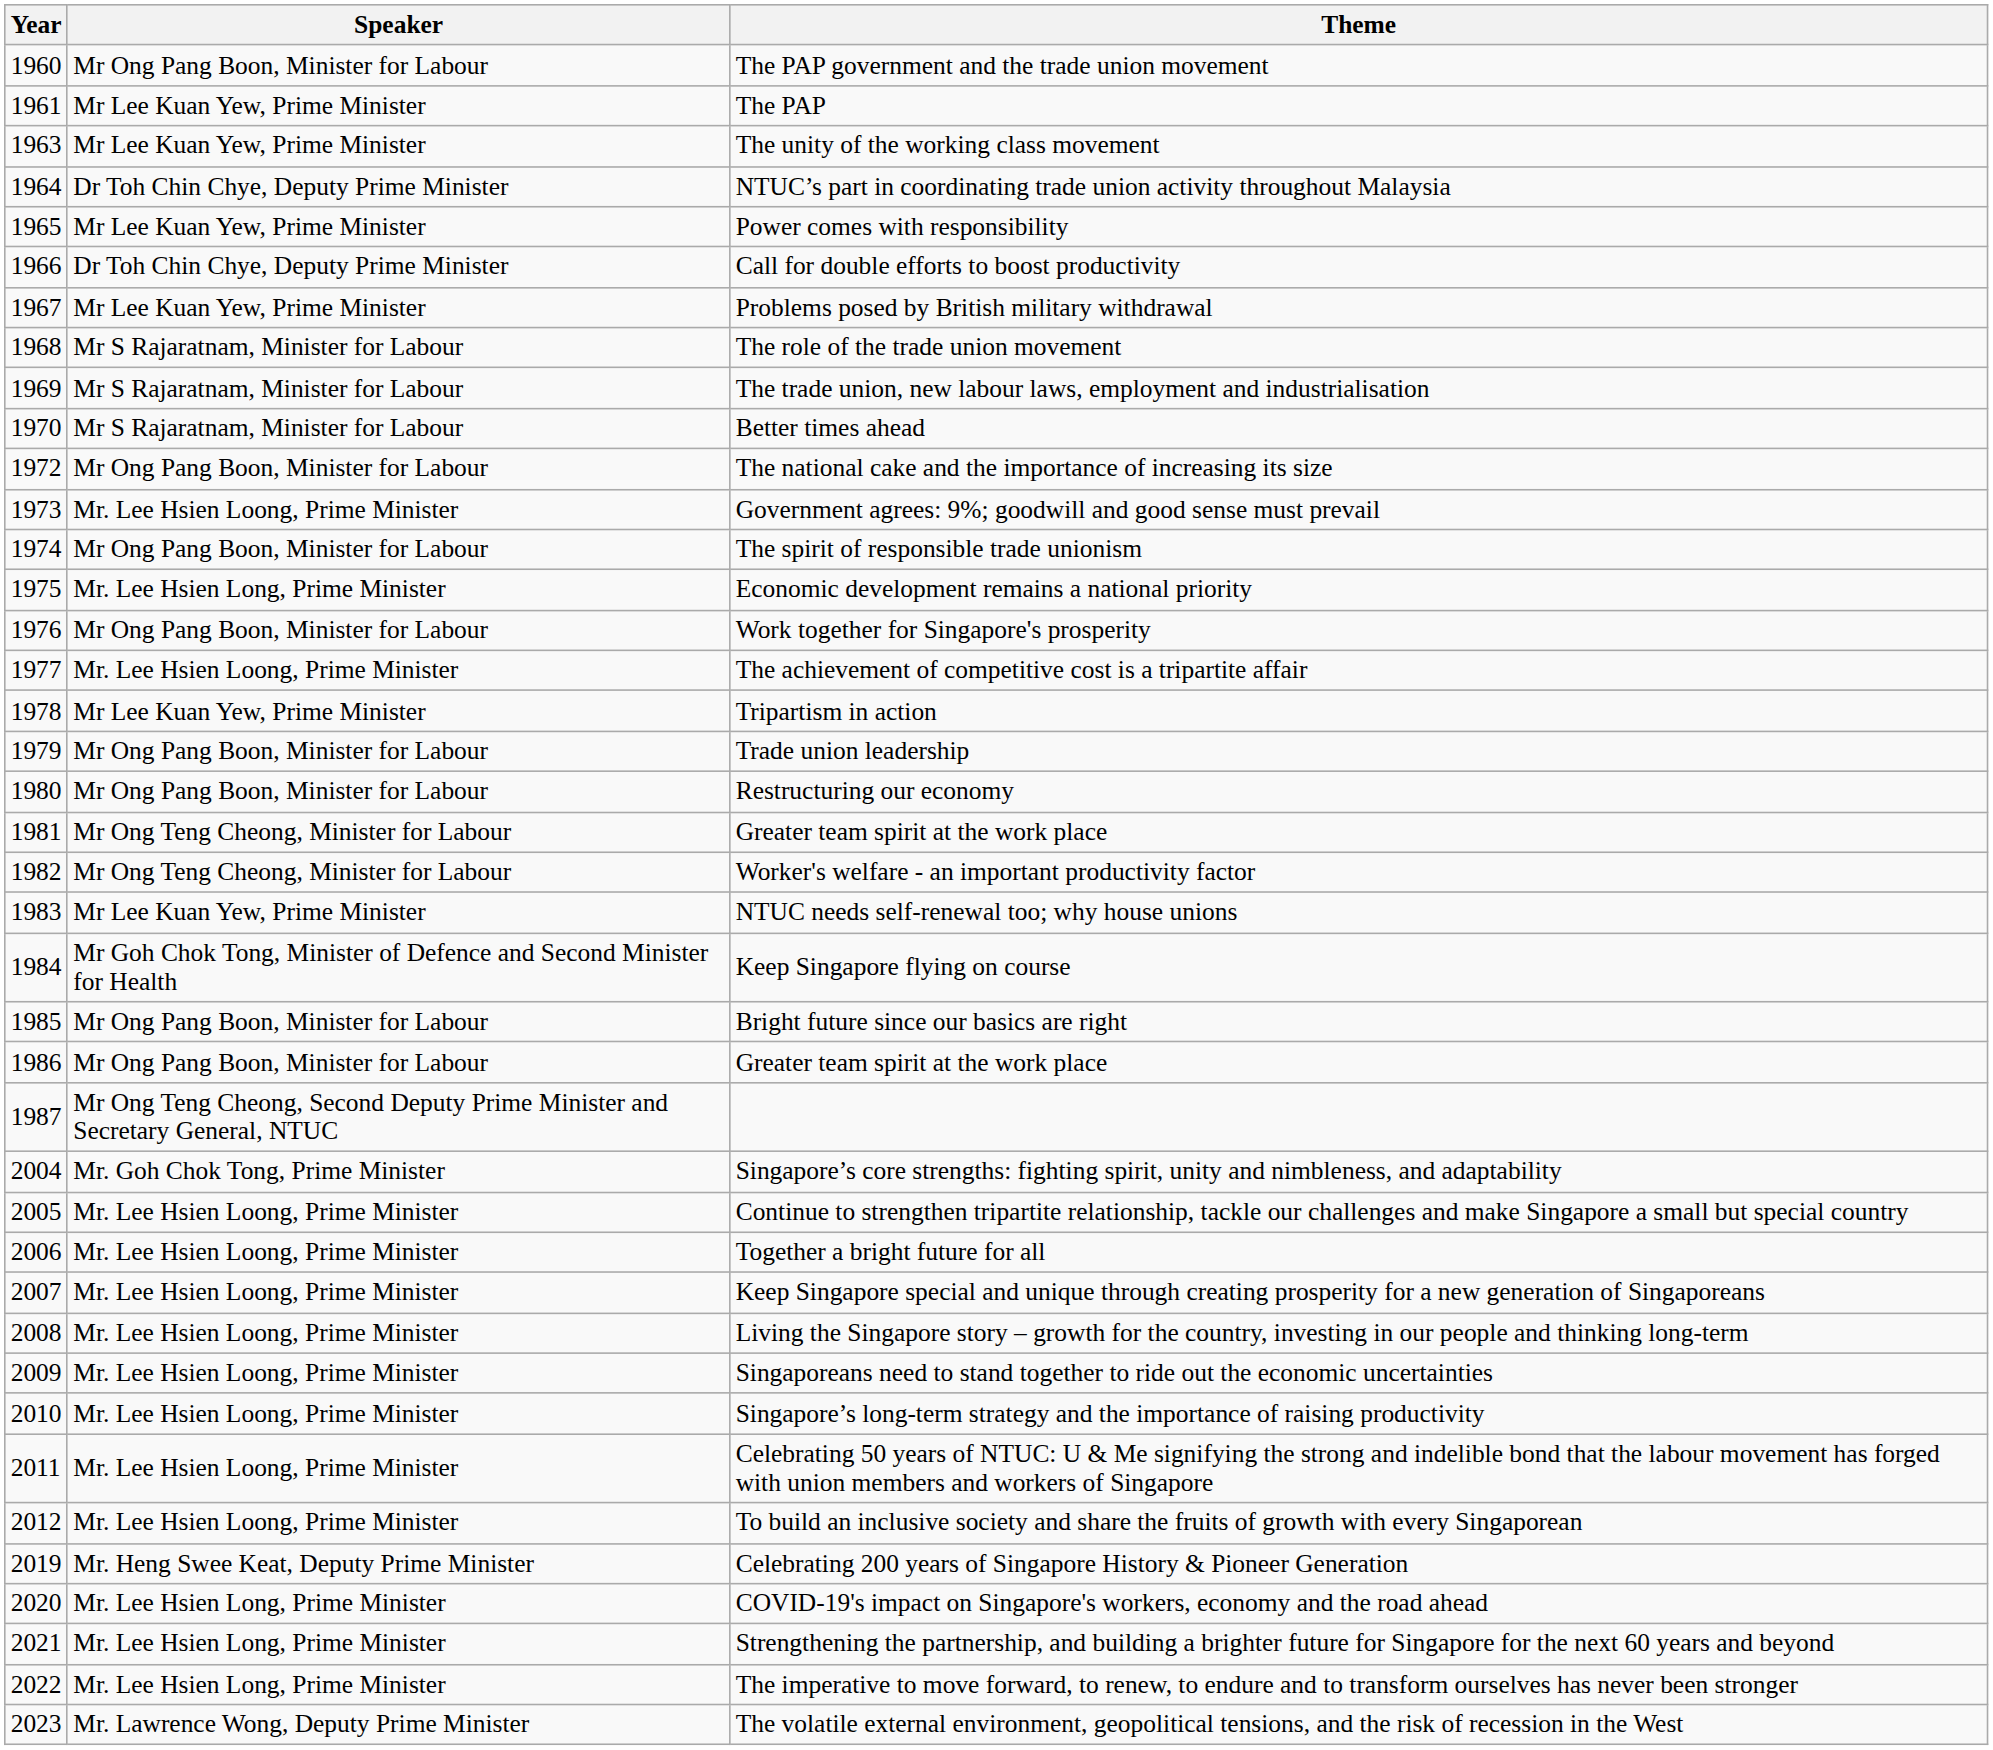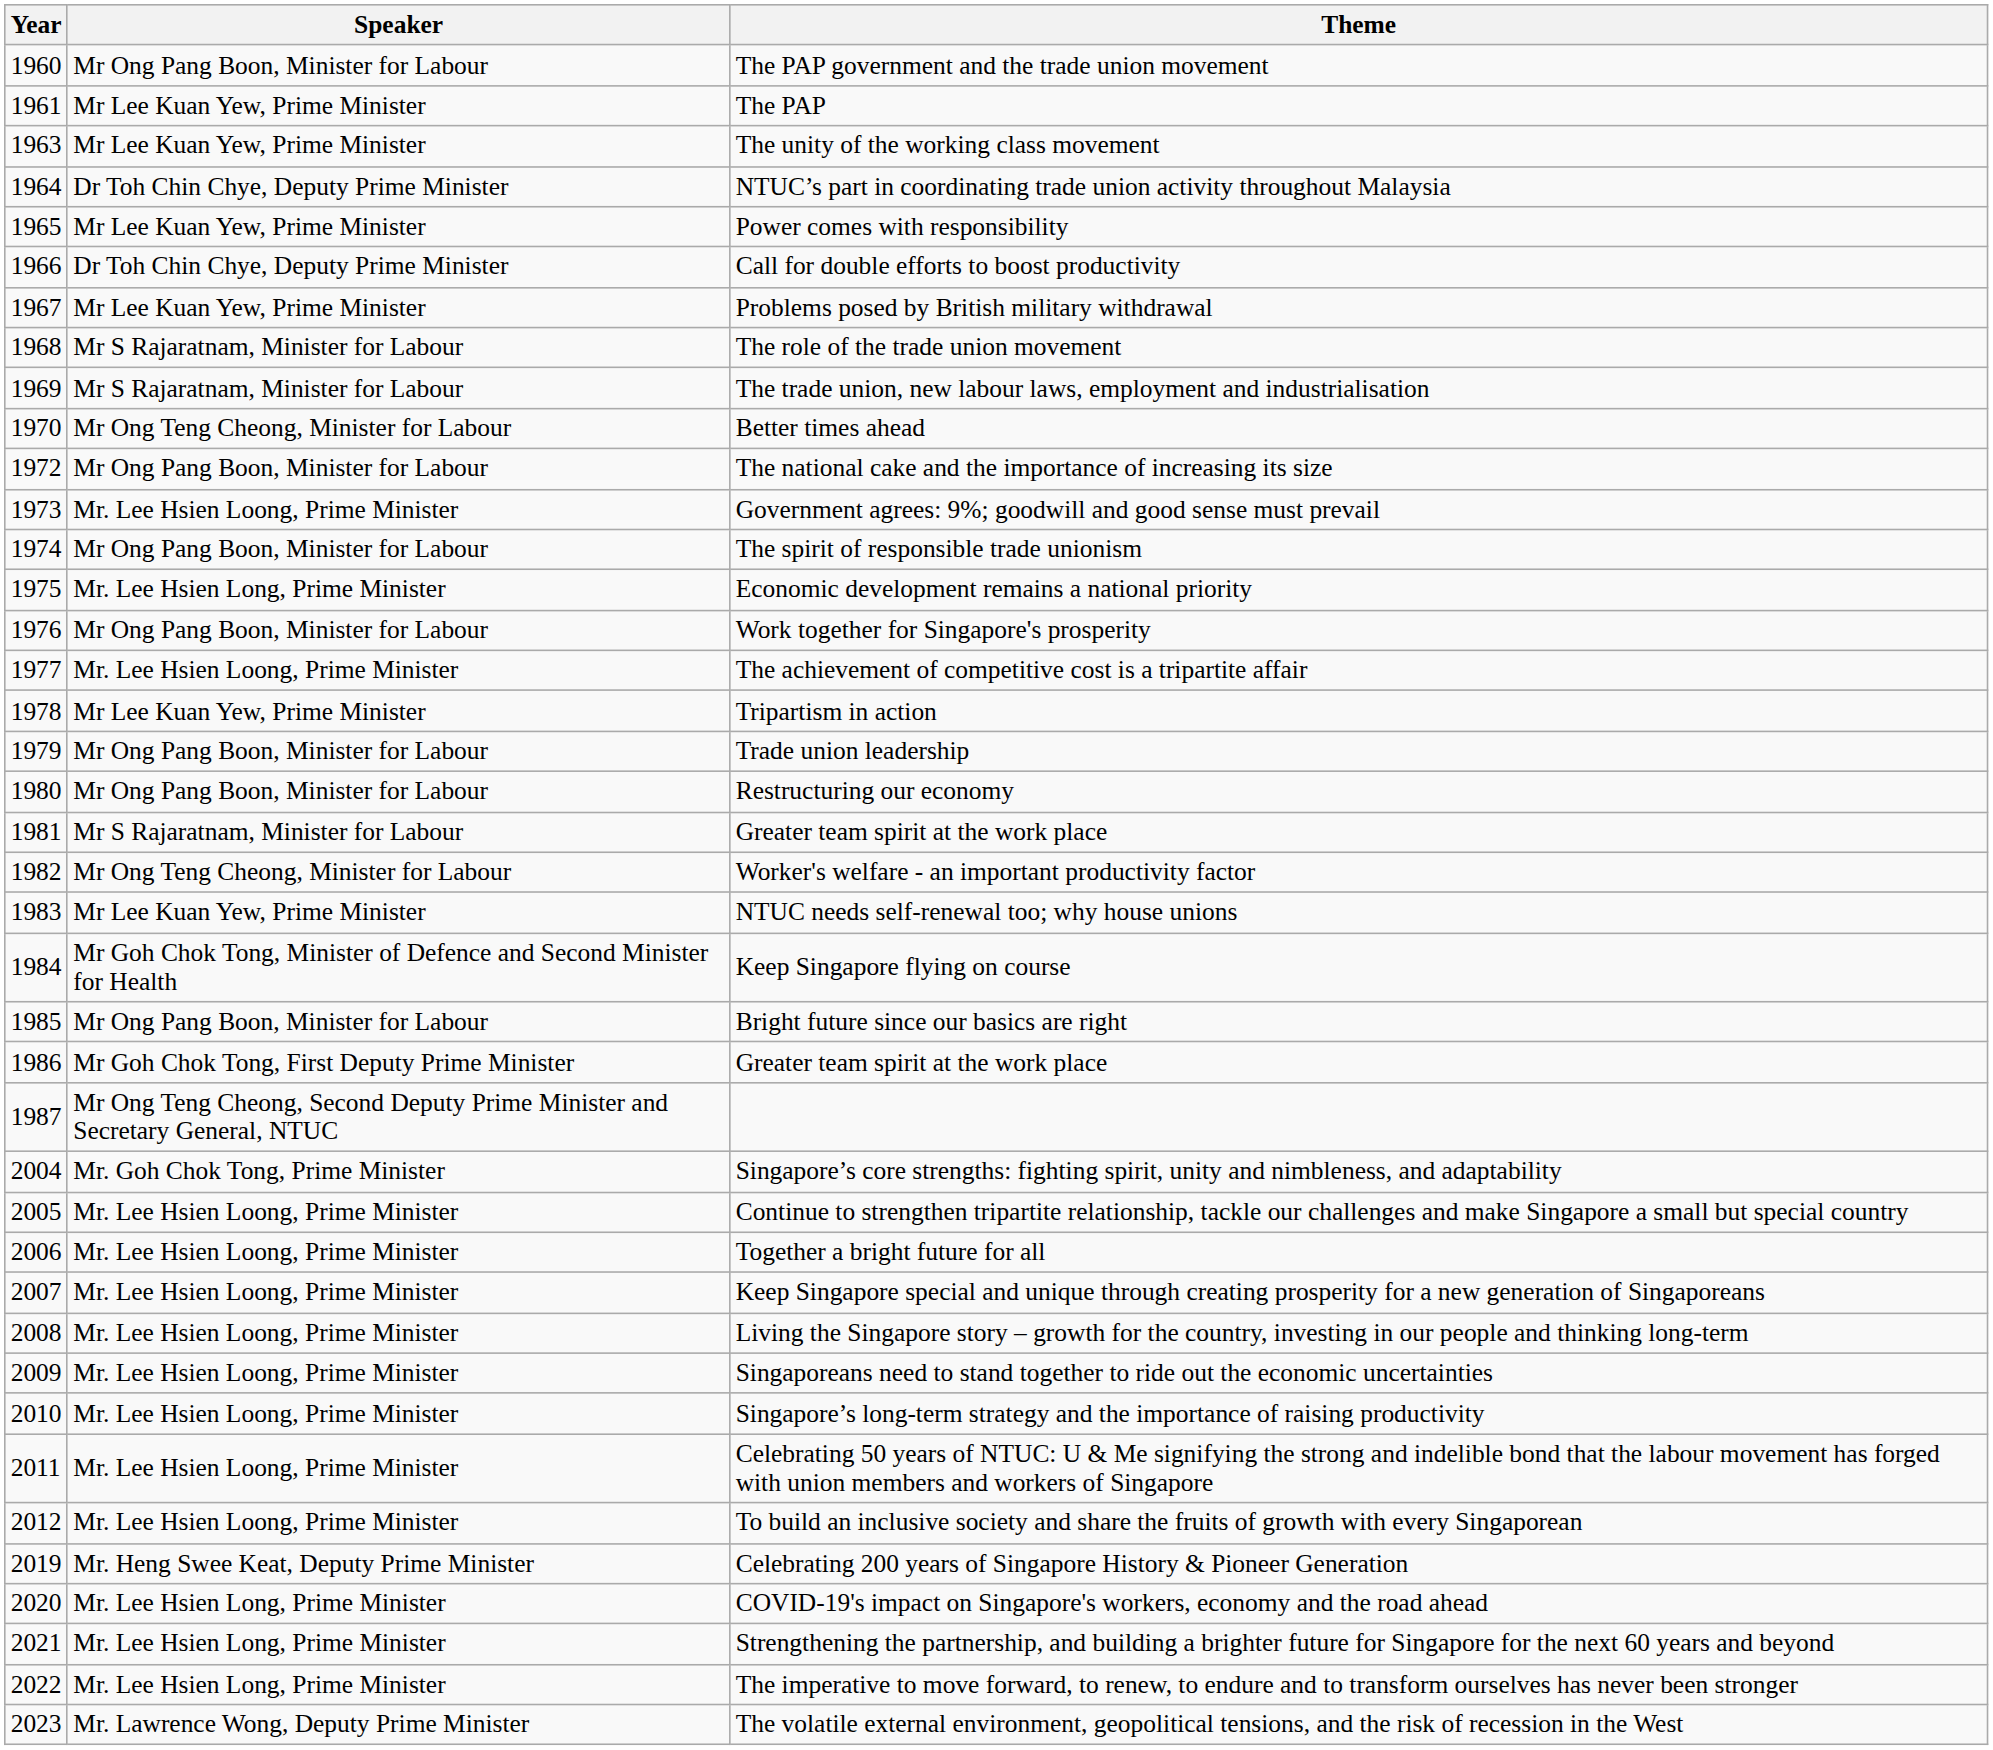(268, 428) Mr S Rajaratnam, Minister for Labour -> (292, 428) Mr Ong Teng Cheong, Minister for Labour
(292, 831) Mr Ong Teng Cheong, Minister for Labour -> (268, 831) Mr S Rajaratnam, Minister for Labour
(281, 1061) Mr Ong Pang Boon, Minister for Labour -> (324, 1061) Mr Goh Chok Tong, First Deputy Prime Minister
